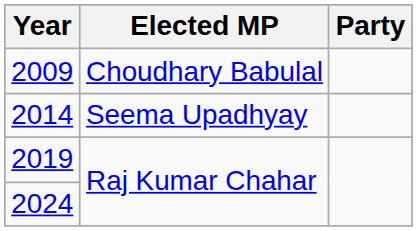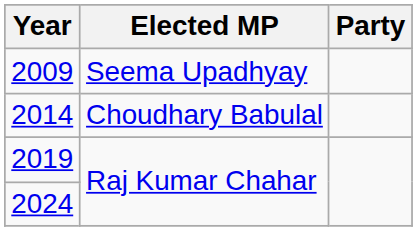(204, 70) Choudhary Babulal -> (197, 70) Seema Upadhyay
(197, 114) Seema Upadhyay -> (204, 114) Choudhary Babulal
